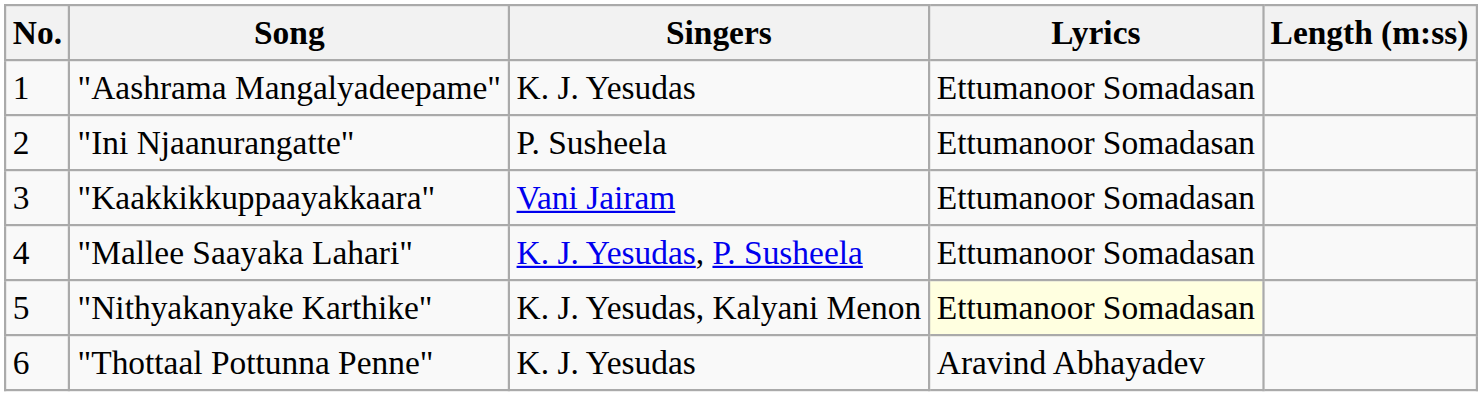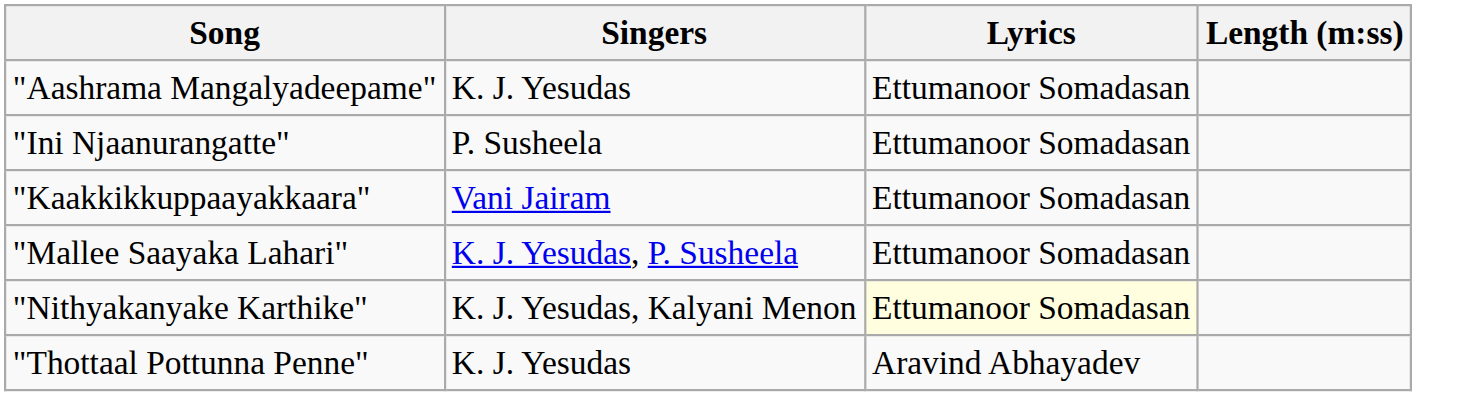- column: (37, 32)
